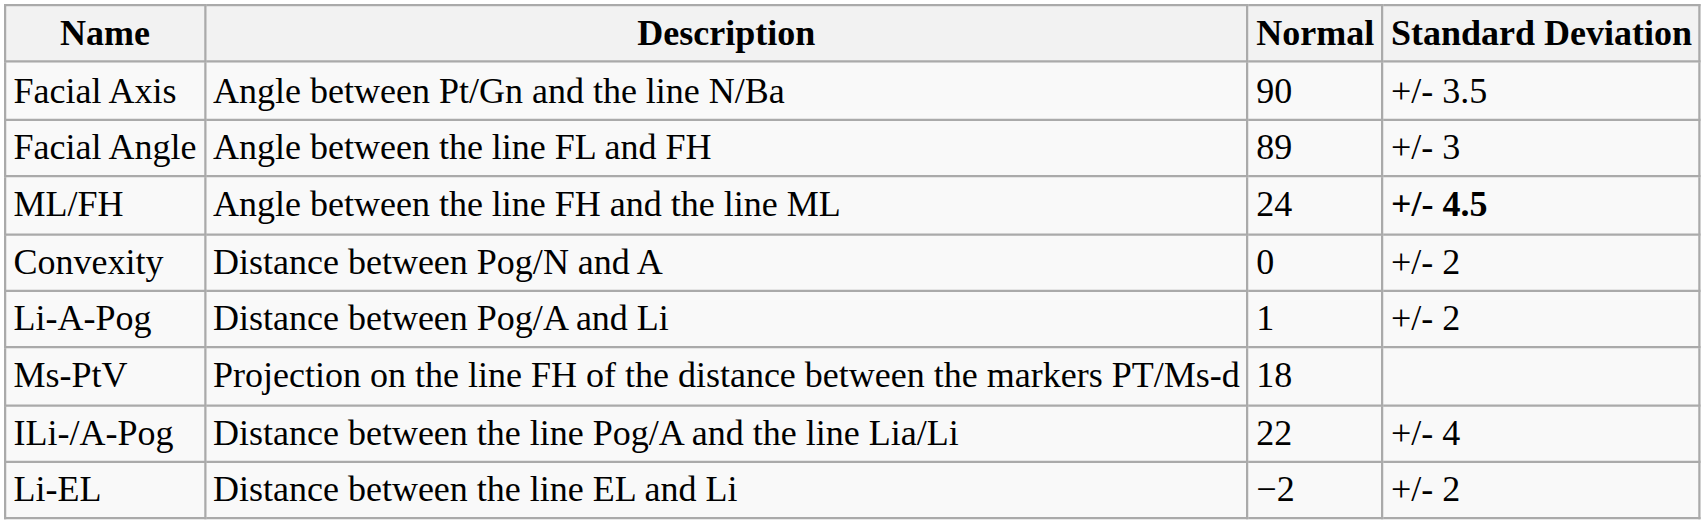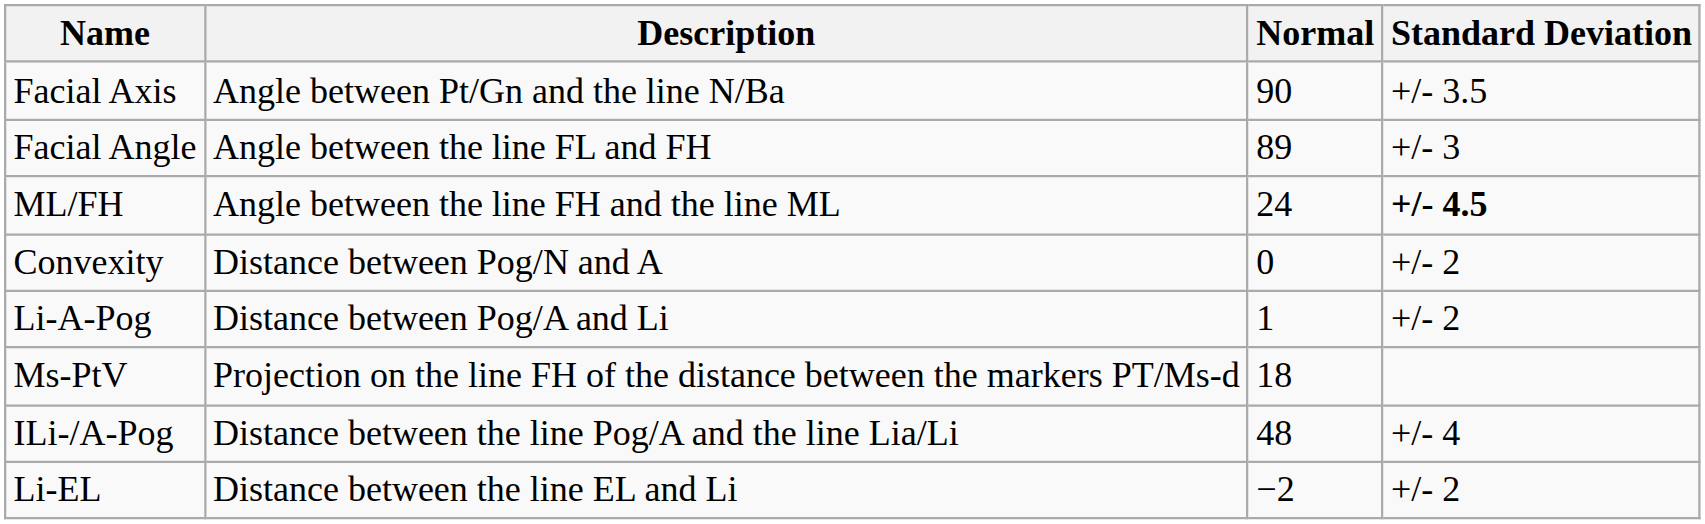(1274, 432) 22 -> (1274, 432) 48
